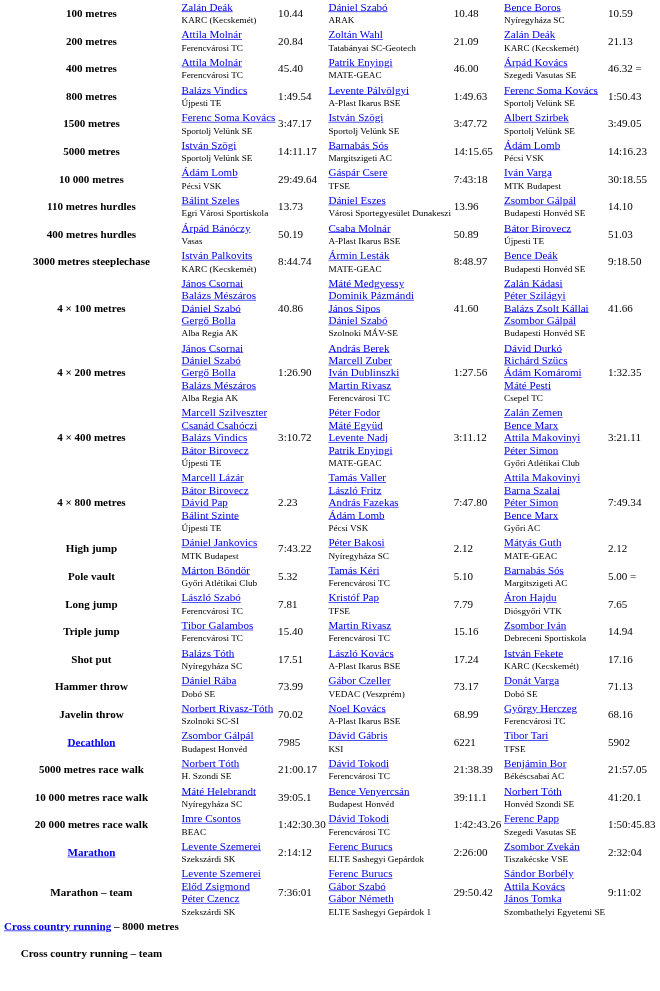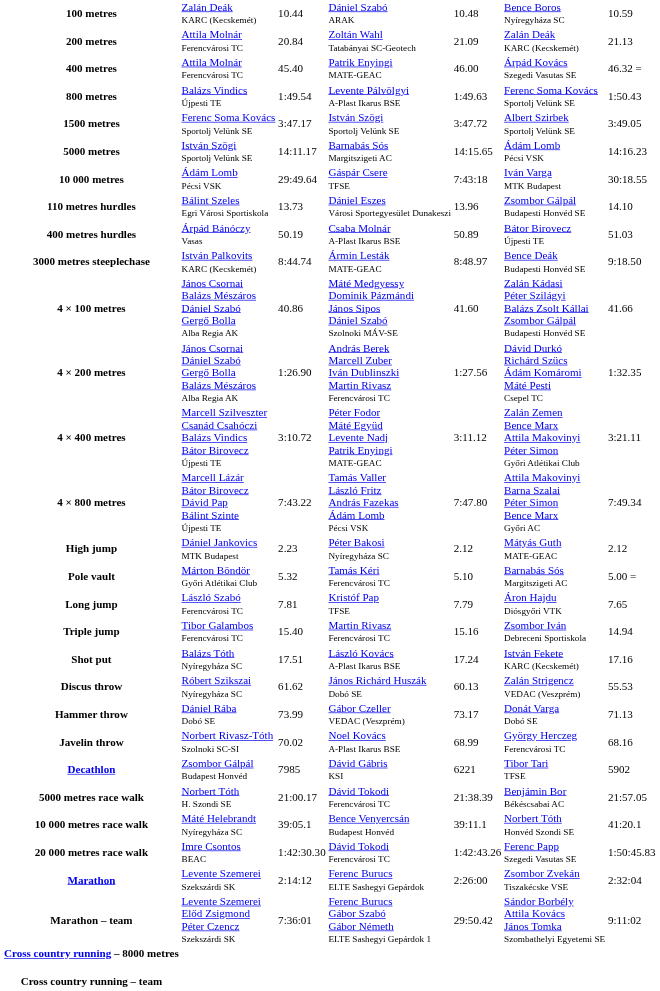(288, 502) 2.23 -> (295, 502) 7:43.22
(295, 549) 7:43.22 -> (288, 549) 2.23
+ row: (91, 687)
